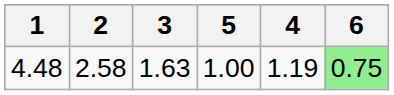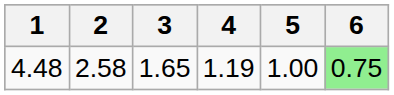columns swapped: (293, 25) <-> (229, 25)
(165, 67) 1.63 -> (165, 67) 1.65
